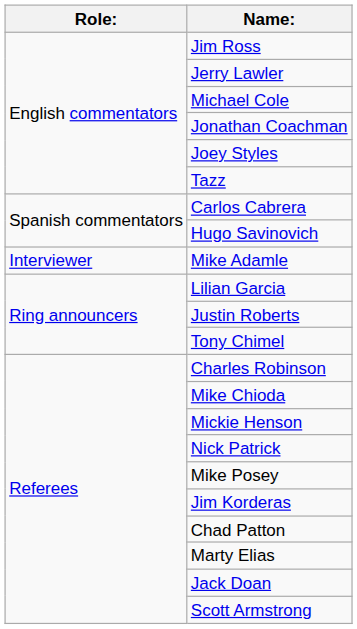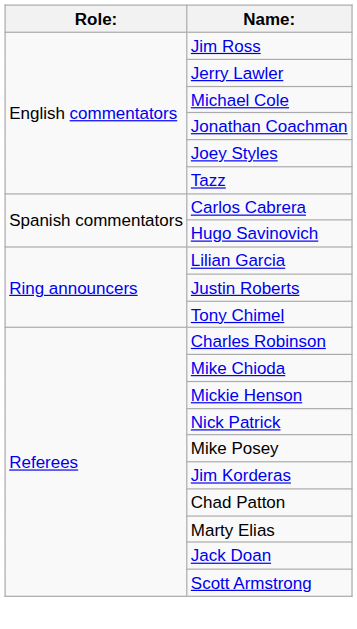- row: (239, 261)
